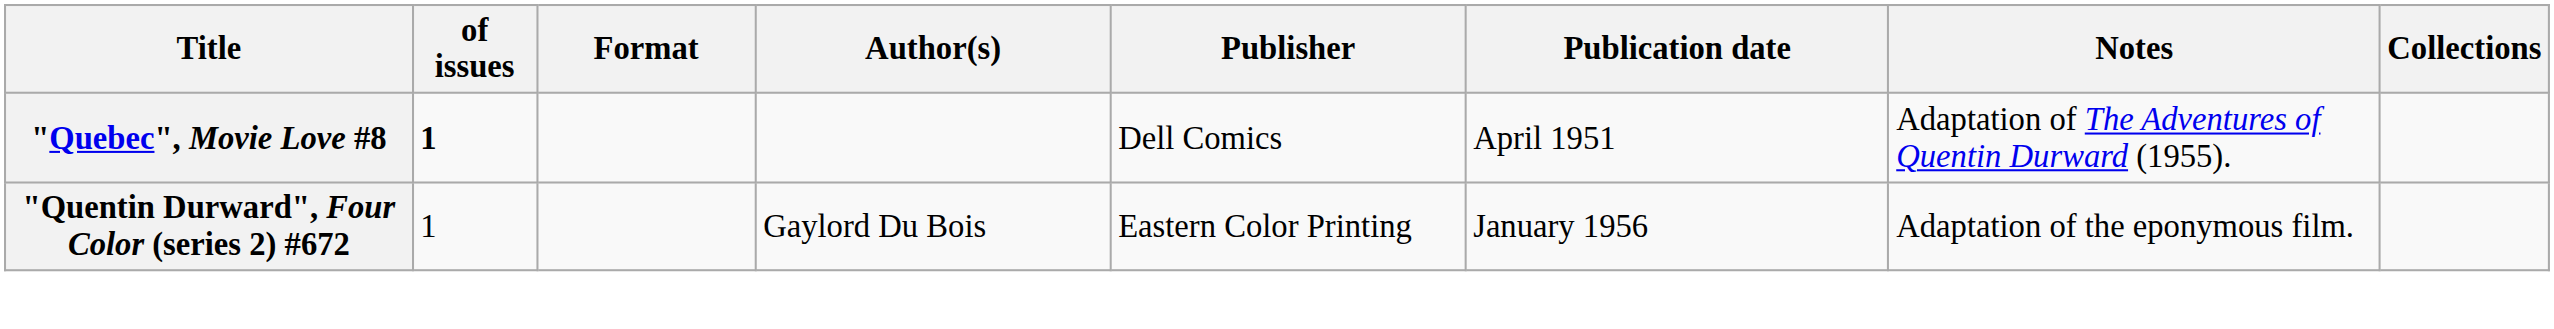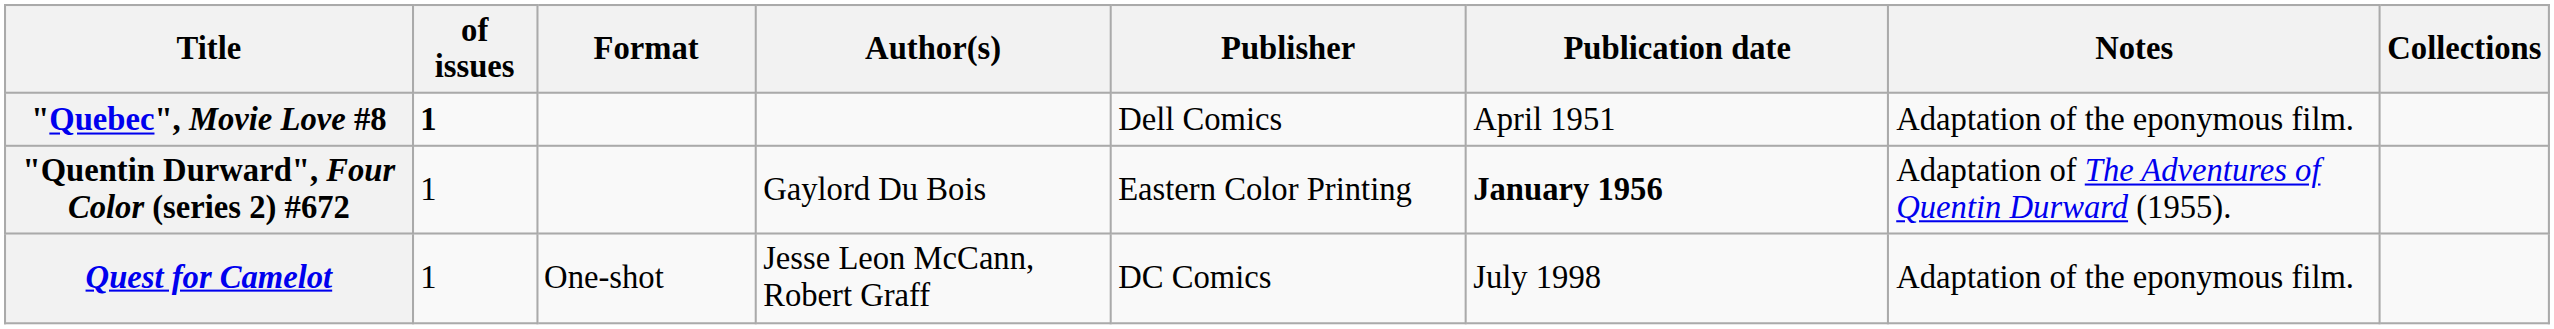(2108, 137) Adaptation of The Adventures of Quentin Durward (1955). -> (2125, 118) Adaptation of the eponymous film.
(1561, 225) normal -> (1568, 188) bold
(2125, 225) Adaptation of the eponymous film. -> (2108, 188) Adaptation of The Adventures of Quentin Durward (1955).
+ row: (209, 277)
